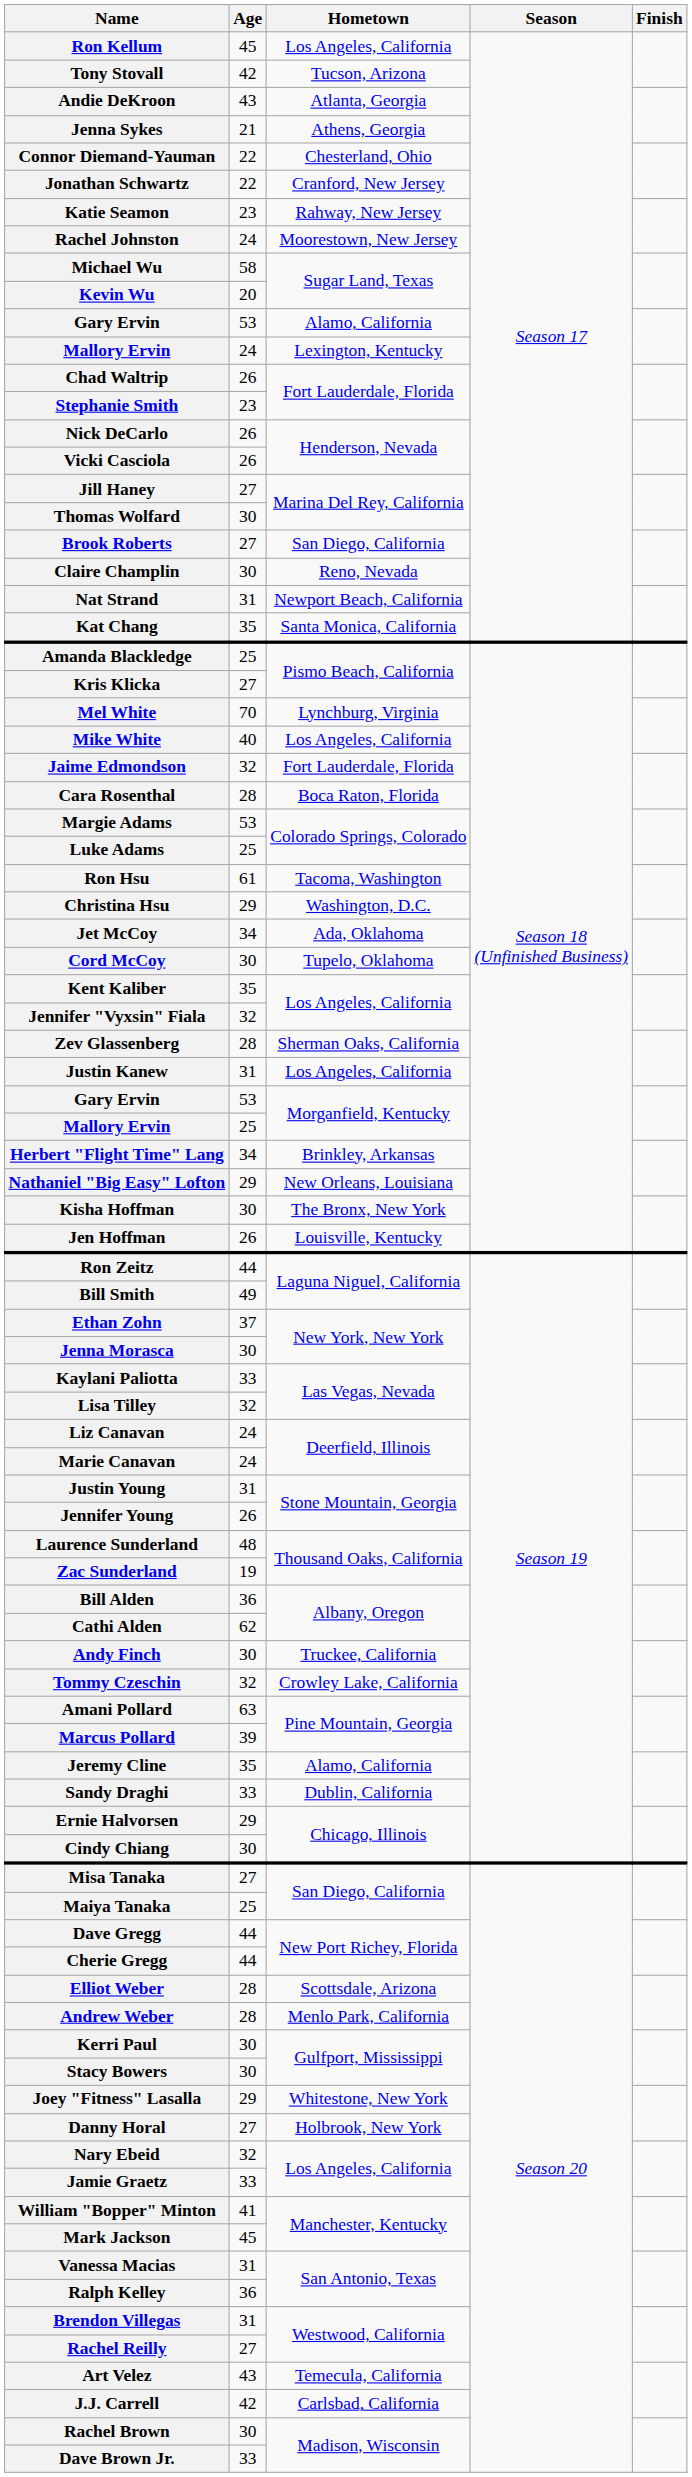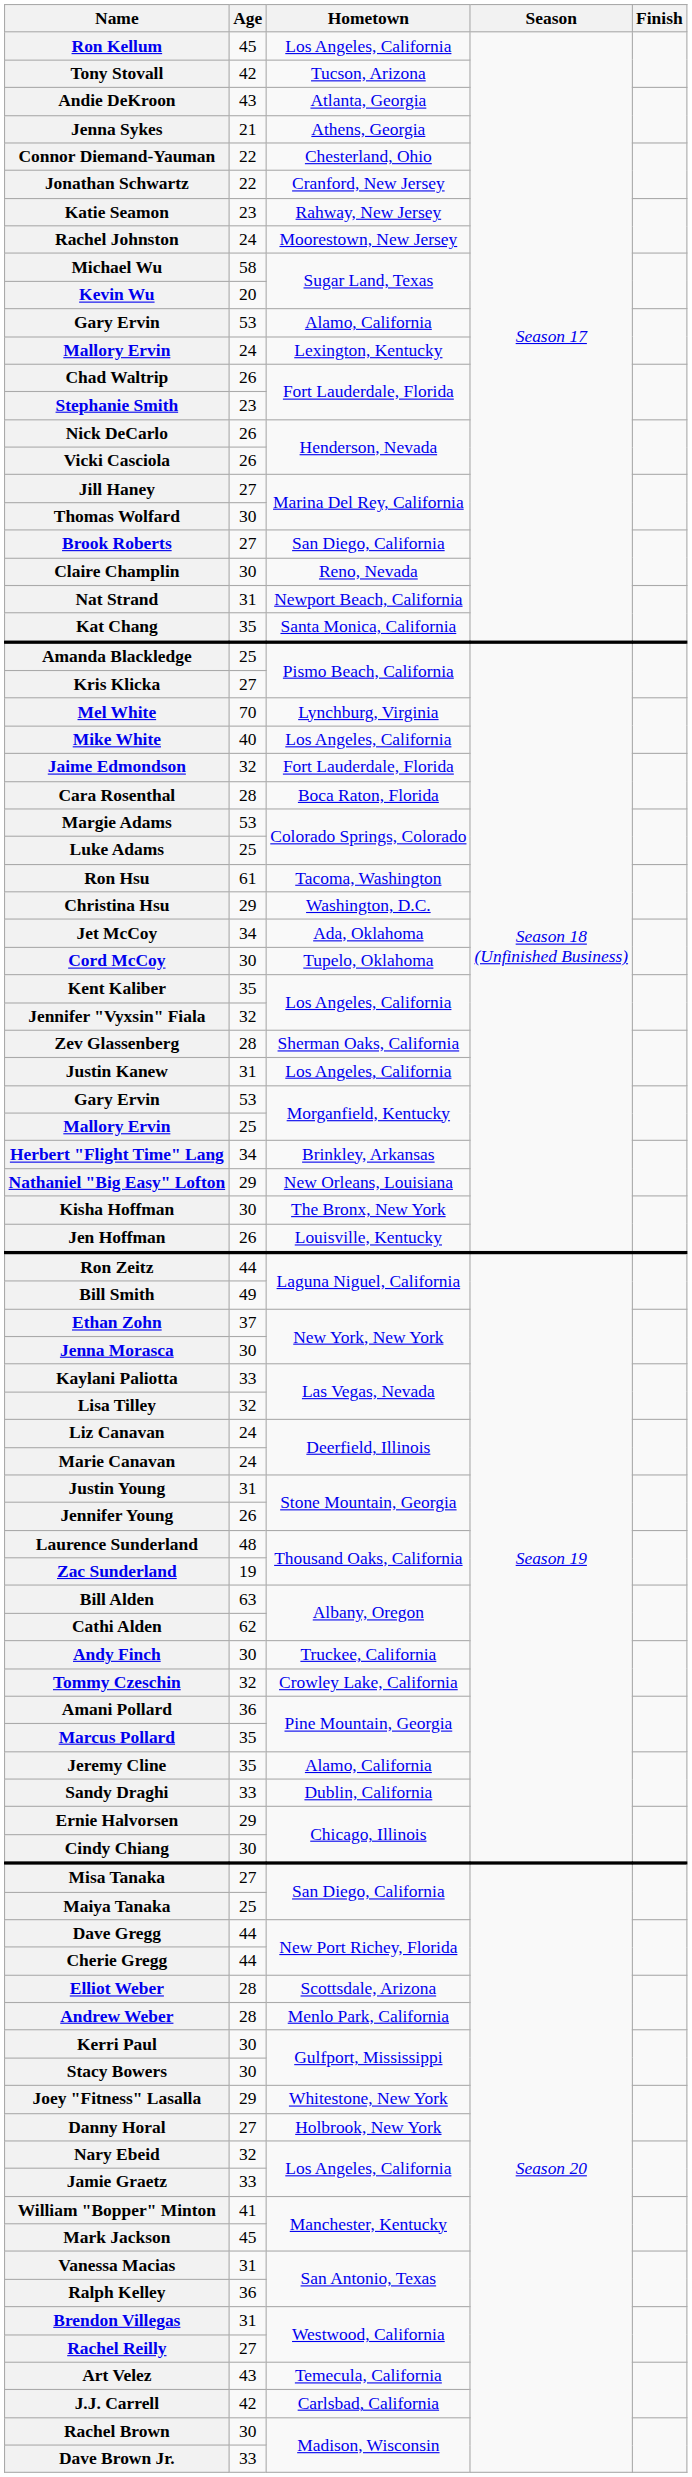(248, 1599) 36 -> (248, 1599) 63
(248, 1709) 63 -> (248, 1709) 36
(248, 1737) 39 -> (248, 1737) 35
